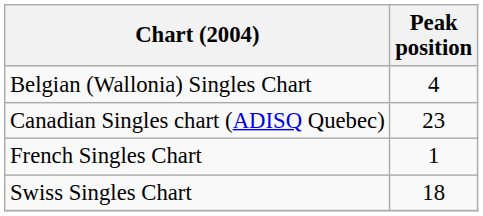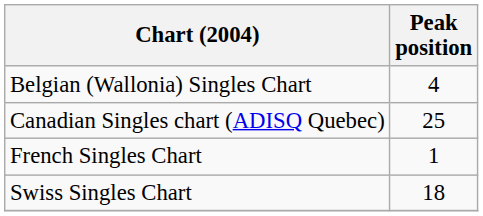(434, 120) 23 -> (434, 120) 25
